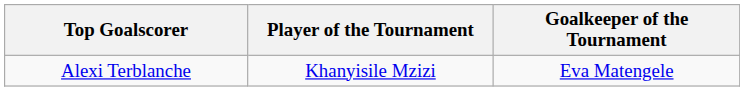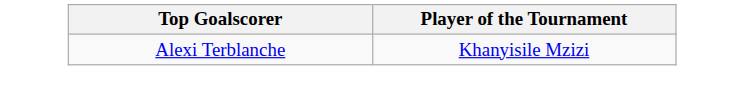- column: (617, 30)
